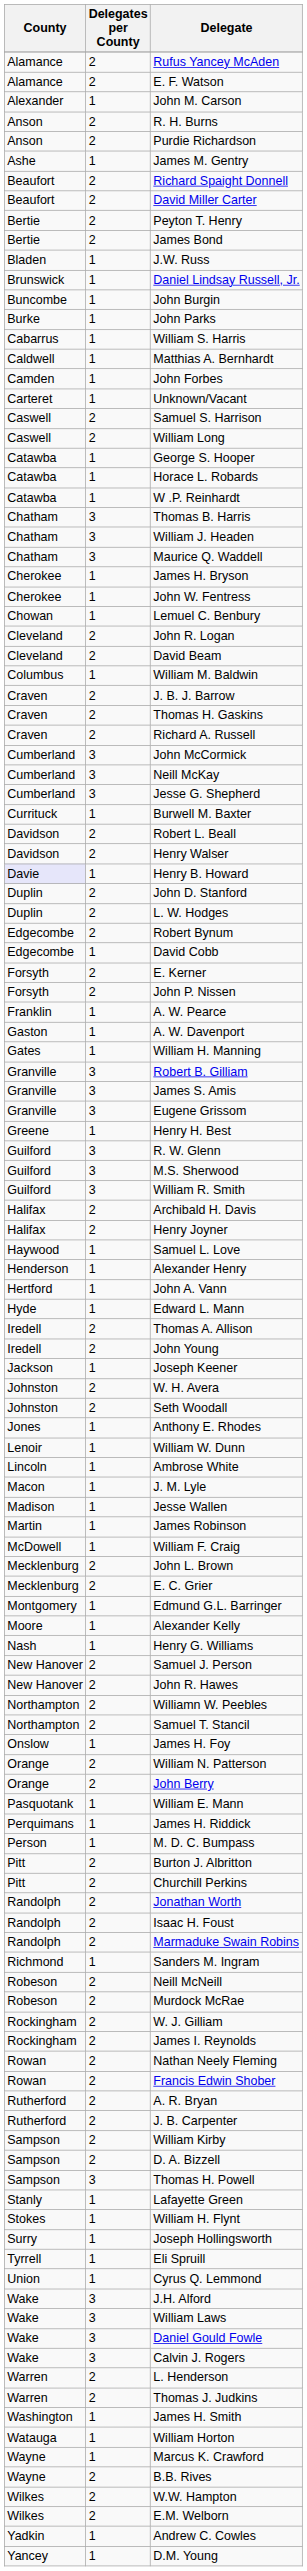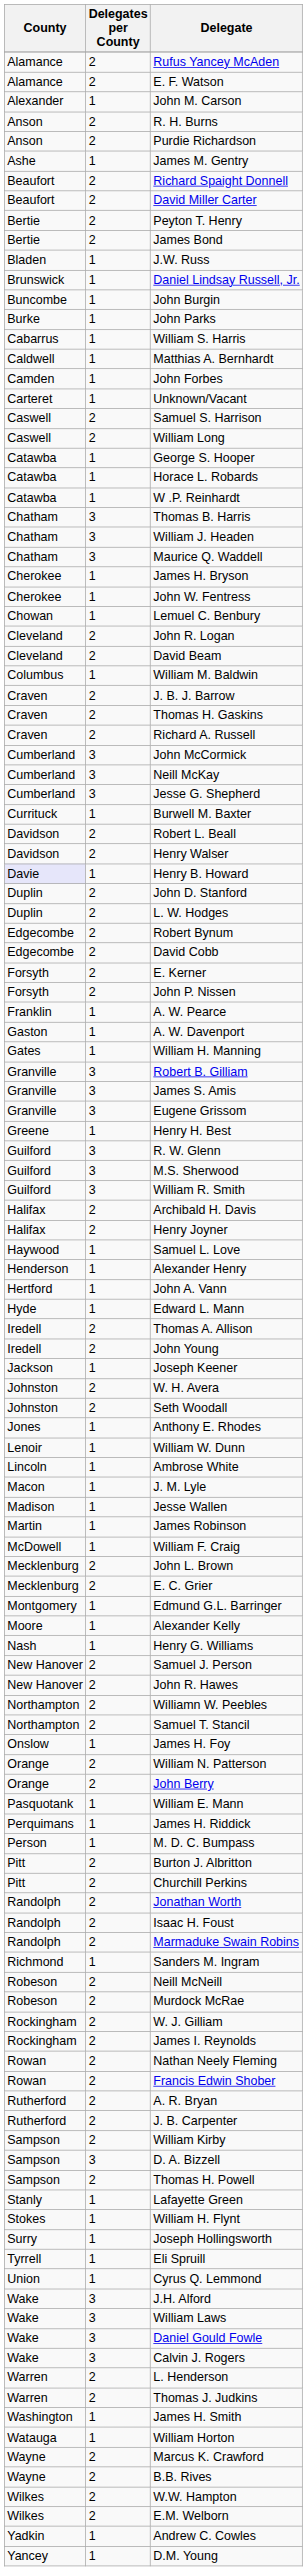(92, 952) 1 -> (92, 952) 2
(92, 2160) 2 -> (92, 2160) 3
(92, 2180) 3 -> (92, 2180) 2
(92, 2457) 1 -> (92, 2457) 2
